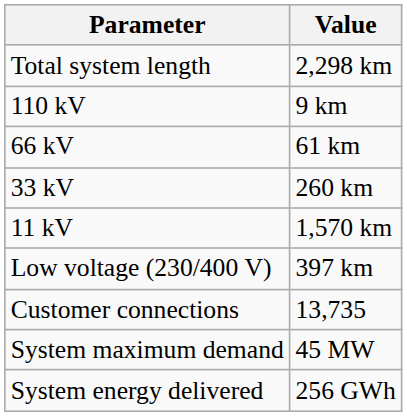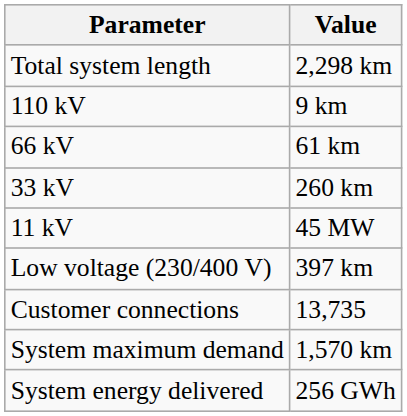(344, 227) 1,570 km -> (335, 227) 45 MW
(335, 349) 45 MW -> (344, 349) 1,570 km
